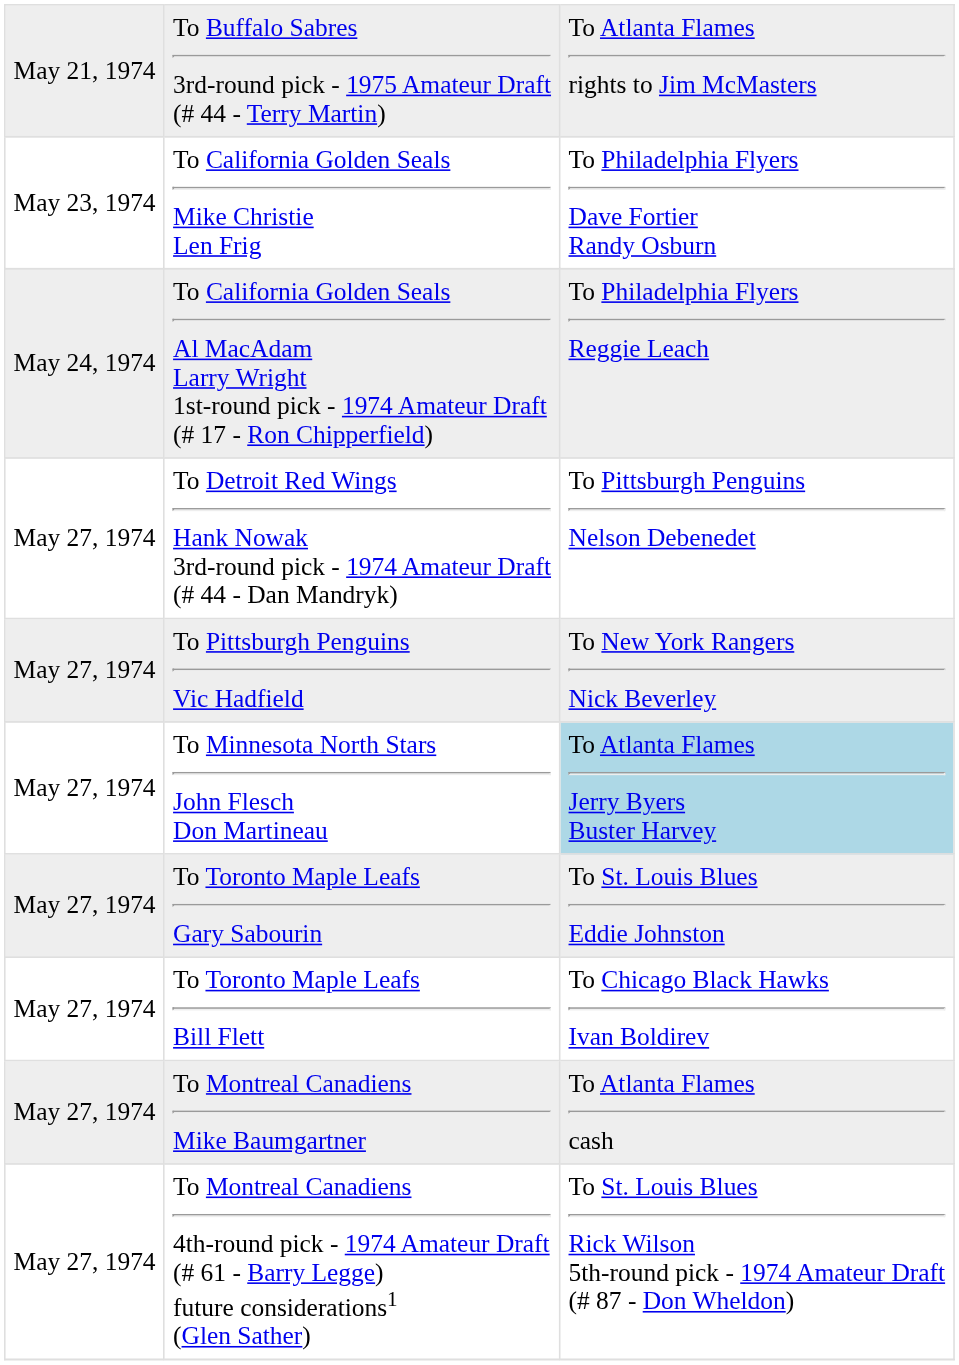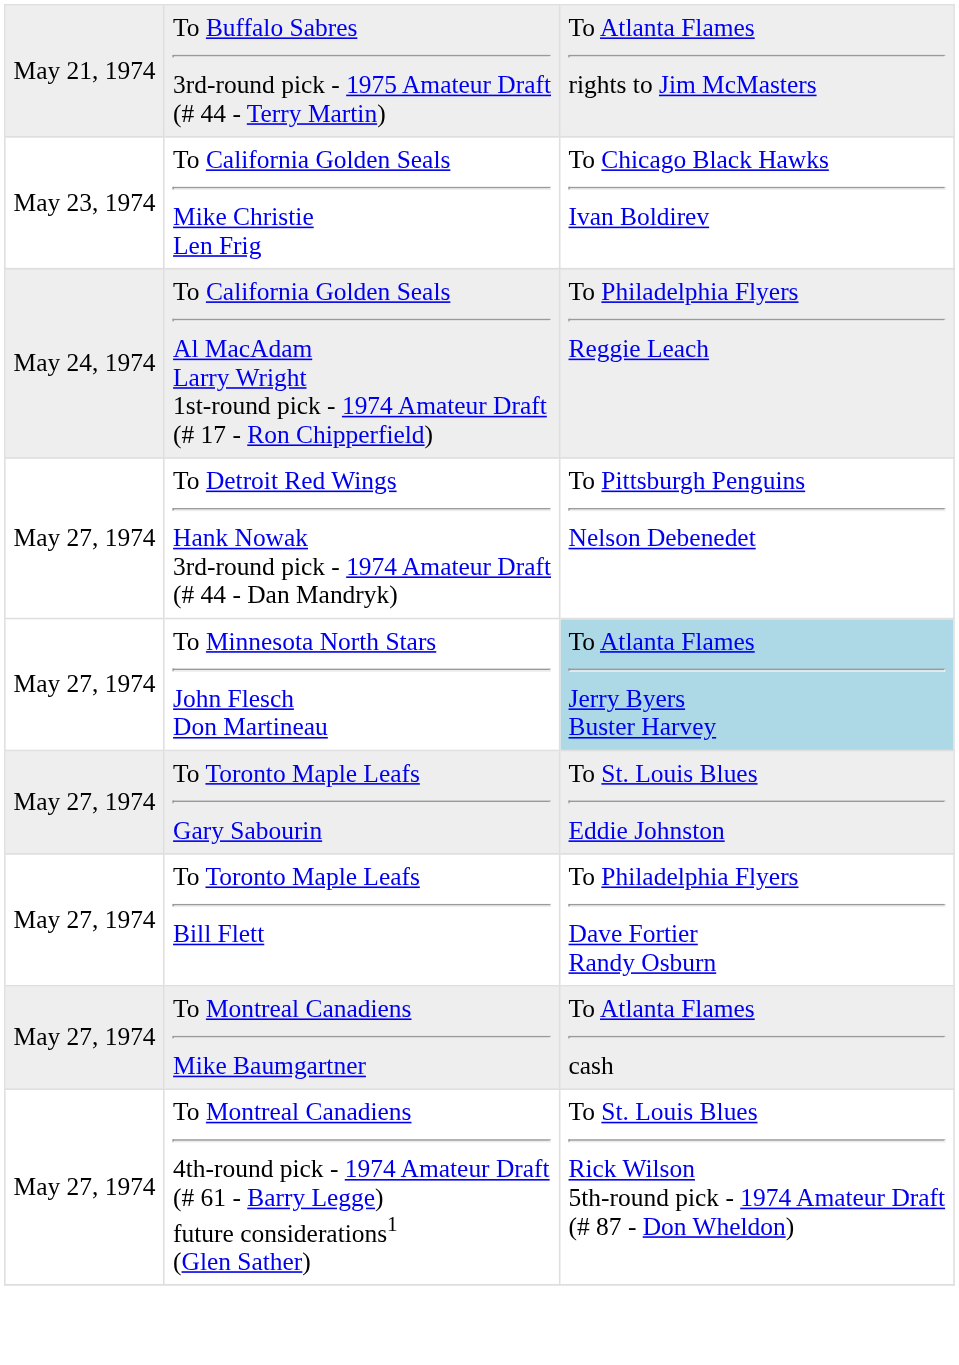(757, 202) To Philadelphia Flyers Dave Fortier Randy Osburn -> (757, 188) To Chicago Black Hawks Ivan Boldirev
- row: (362, 669)
(757, 1008) To Chicago Black Hawks Ivan Boldirev -> (757, 919) To Philadelphia Flyers Dave Fortier Randy Osburn
